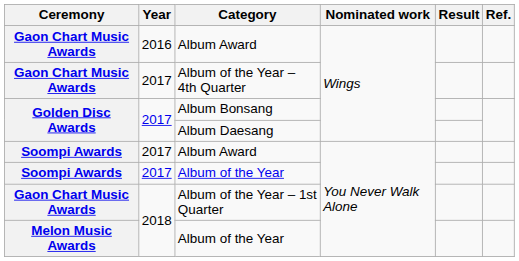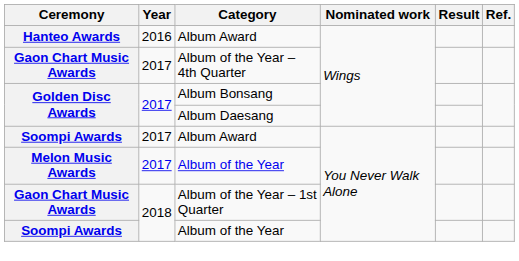(72, 44) Gaon Chart Music Awards -> (72, 36) Hanteo Awards
(72, 173) Soompi Awards -> (72, 165) Melon Music Awards
(72, 238) Melon Music Awards -> (72, 231) Soompi Awards
